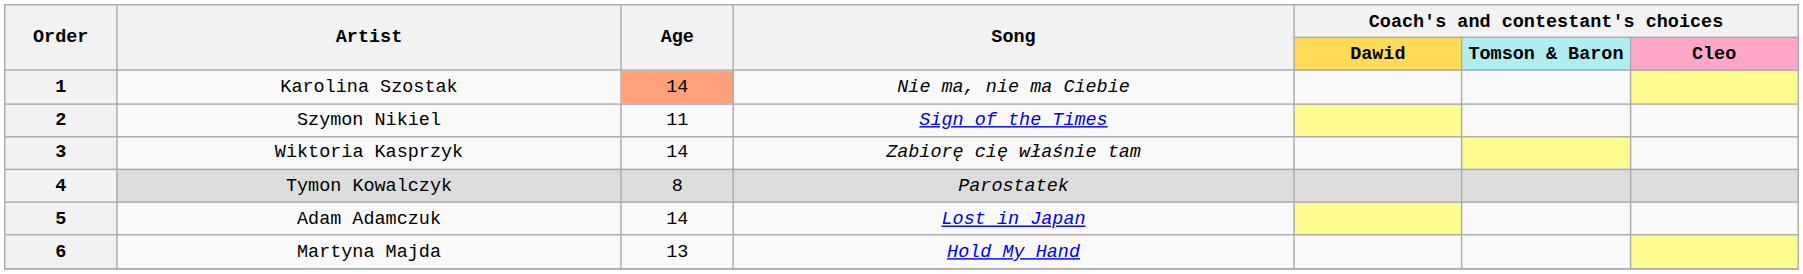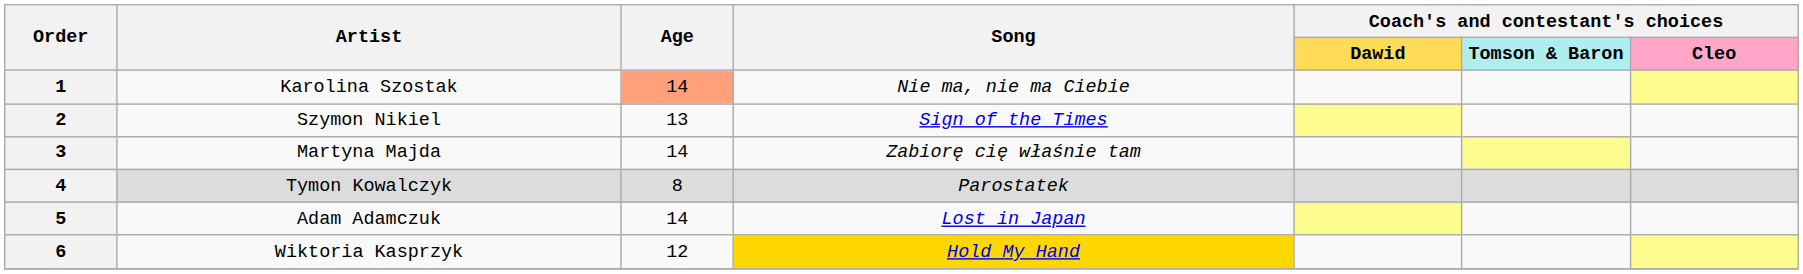(677, 120) 11 -> (677, 120) 13
(369, 153) Wiktoria Kasprzyk -> (369, 153) Martyna Majda
(369, 252) Martyna Majda -> (369, 252) Wiktoria Kasprzyk
(677, 252) 13 -> (677, 252) 12
(1014, 252) no background -> (1014, 252) gold background
